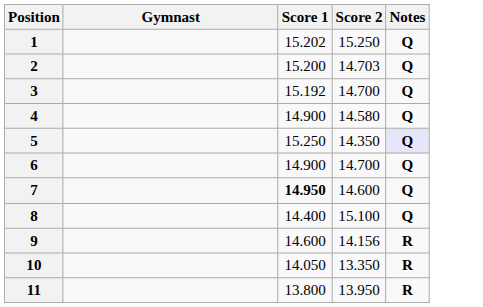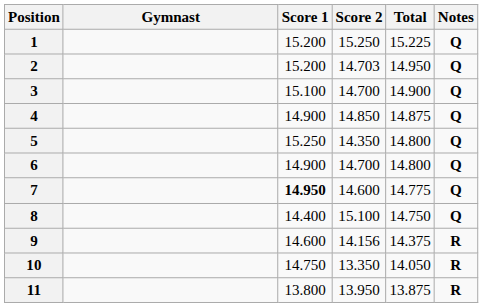+ column: (410, 17)
(305, 41) 15.202 -> (305, 41) 15.200
(305, 91) 15.192 -> (305, 91) 15.100
(359, 116) 14.580 -> (359, 116) 14.850
(407, 141) lavender background -> (456, 141) no background
(305, 265) 14.050 -> (305, 265) 14.750
